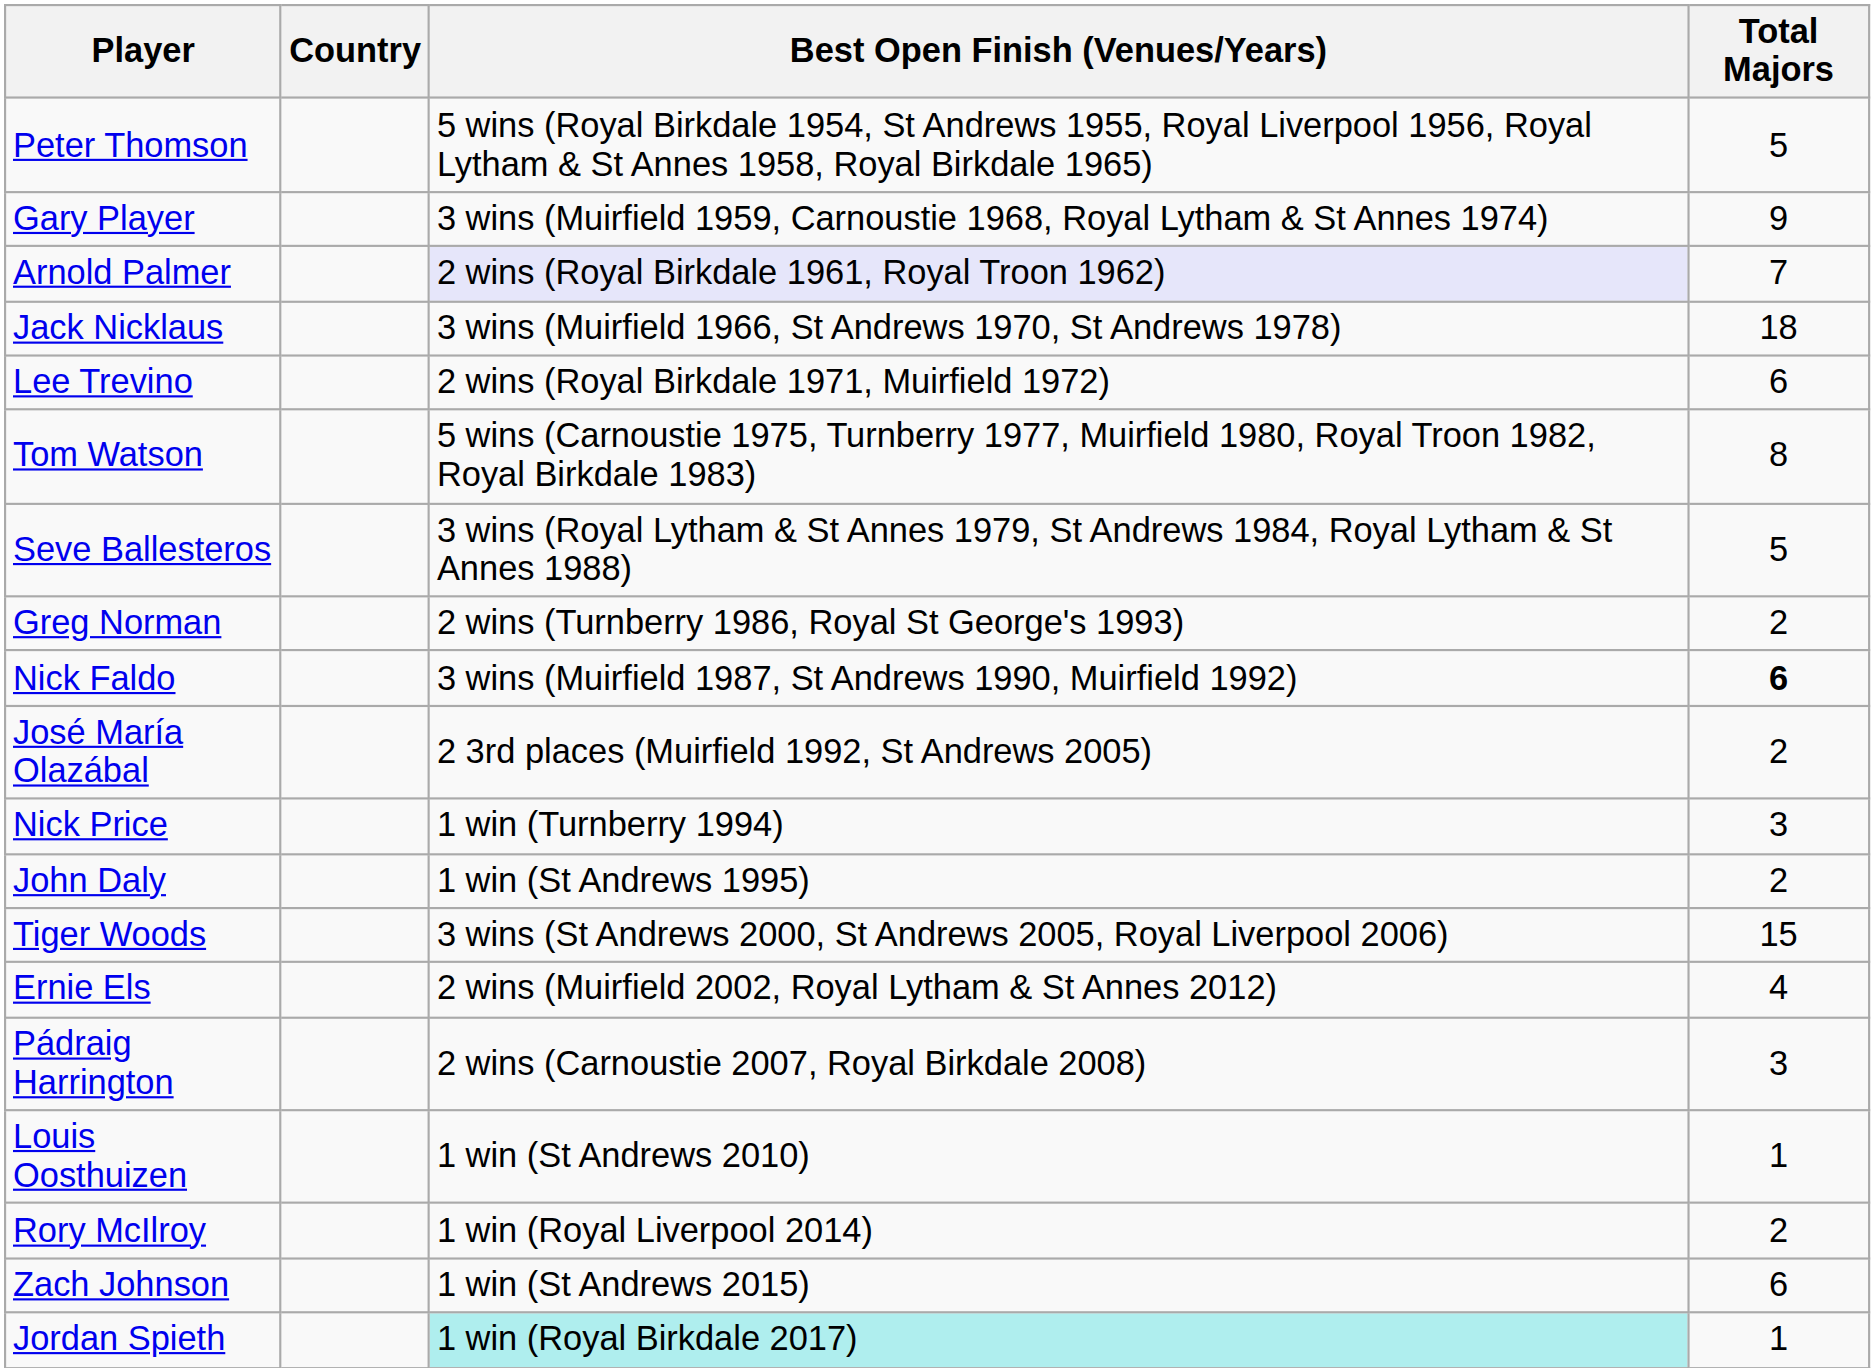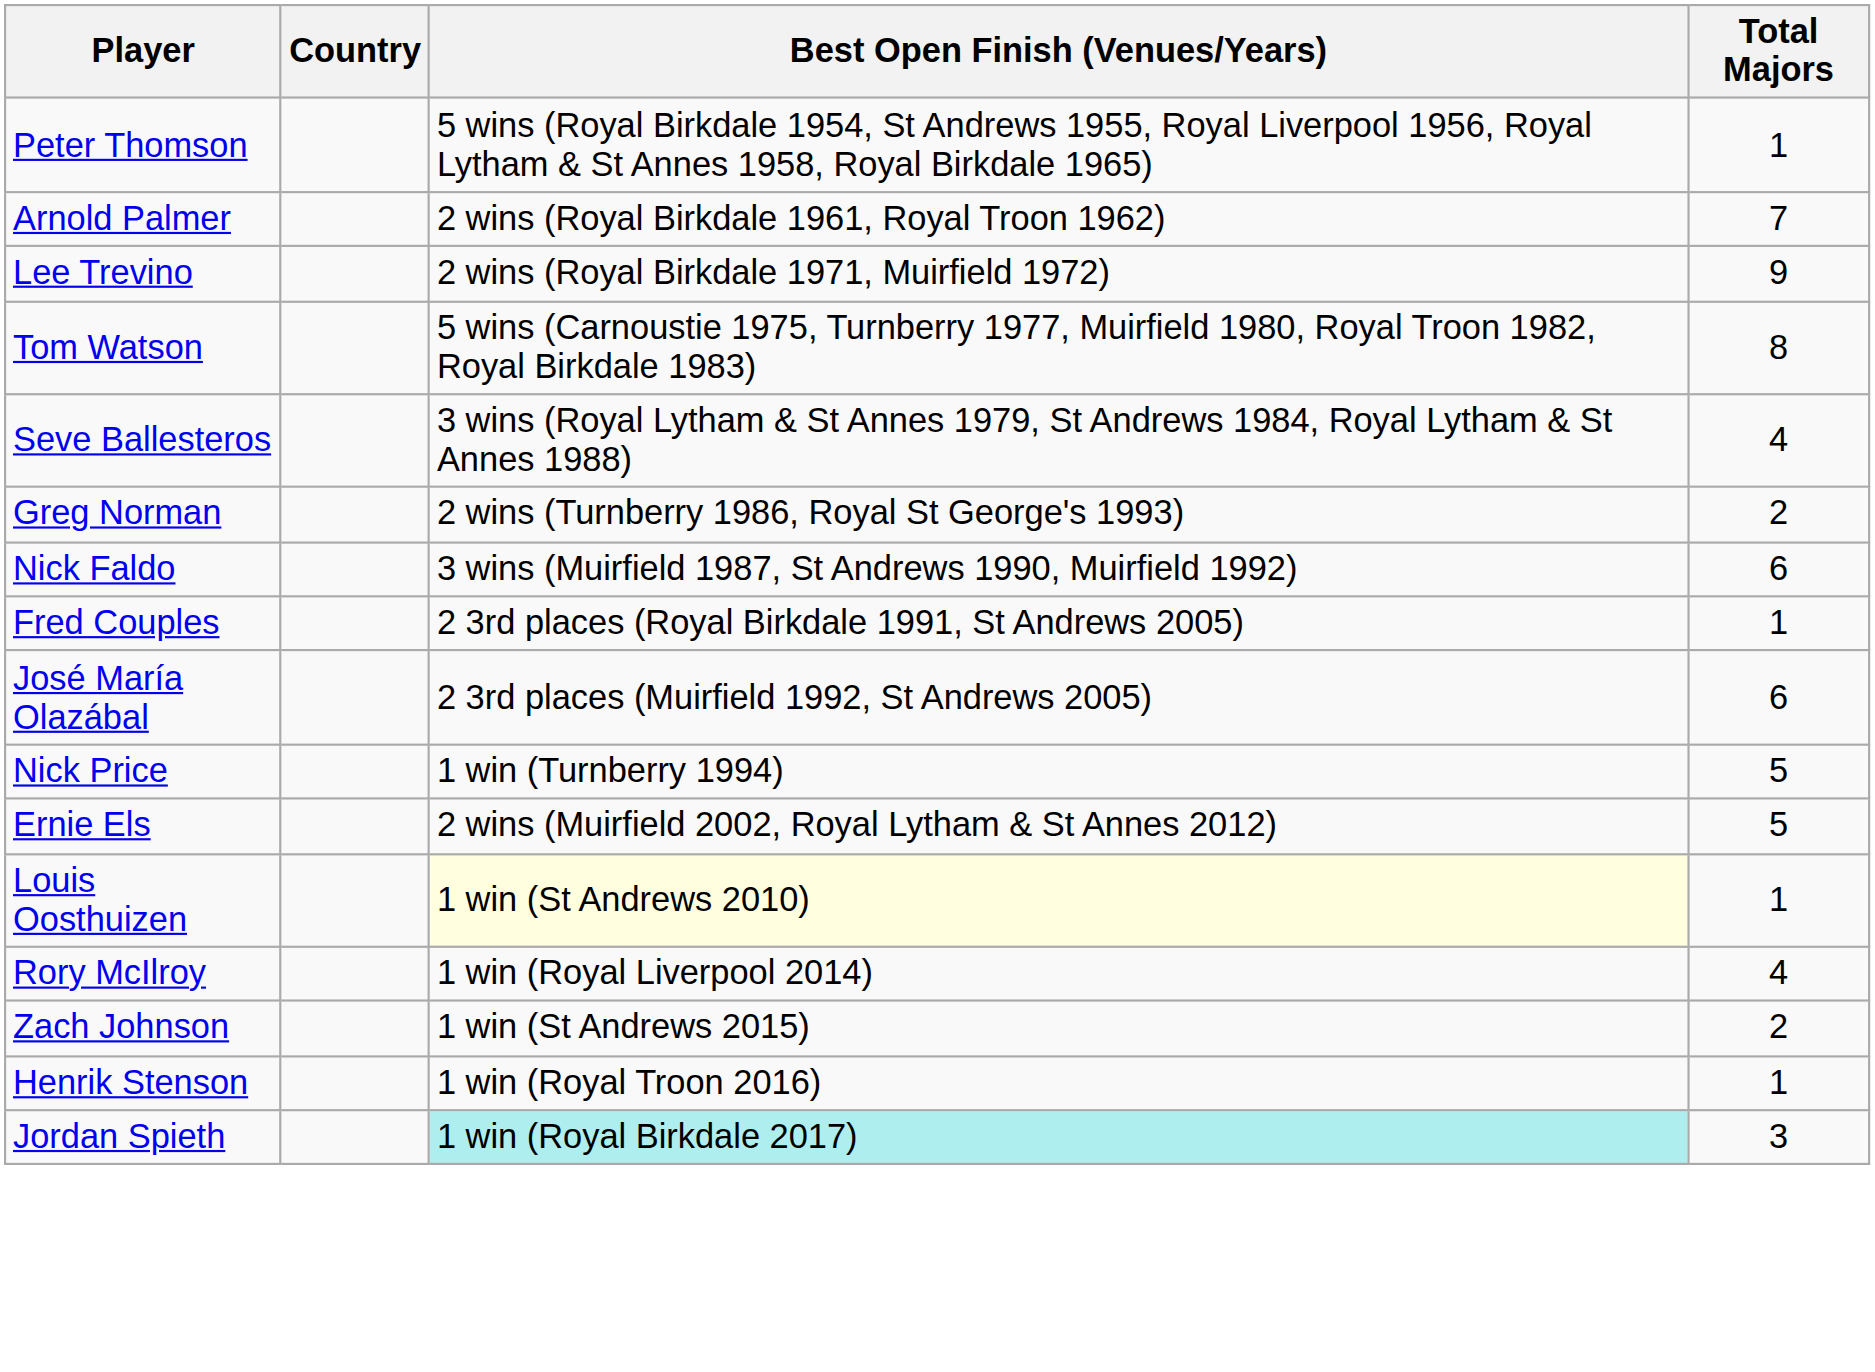(1779, 144) 5 -> (1779, 144) 1
- row: (104, 218)
(801, 272) lavender background -> (801, 218) no background
- row: (118, 327)
(1779, 381) 6 -> (1779, 272) 9
(1779, 549) 5 -> (1779, 440) 4
(1779, 677) bold -> (1779, 568) normal
+ row: (116, 623)
(1779, 751) 2 -> (1779, 696) 6
(1779, 825) 3 -> (1779, 770) 5
- row: (89, 879)
- row: (110, 934)
(1779, 989) 4 -> (1779, 825) 5
- row: (93, 1062)
(623, 1156) no background -> (623, 899) lightyellow background
(1779, 1230) 2 -> (1779, 973) 4
(1779, 1284) 6 -> (1779, 1027) 2
+ row: (131, 1082)
(1779, 1339) 1 -> (1779, 1136) 3
